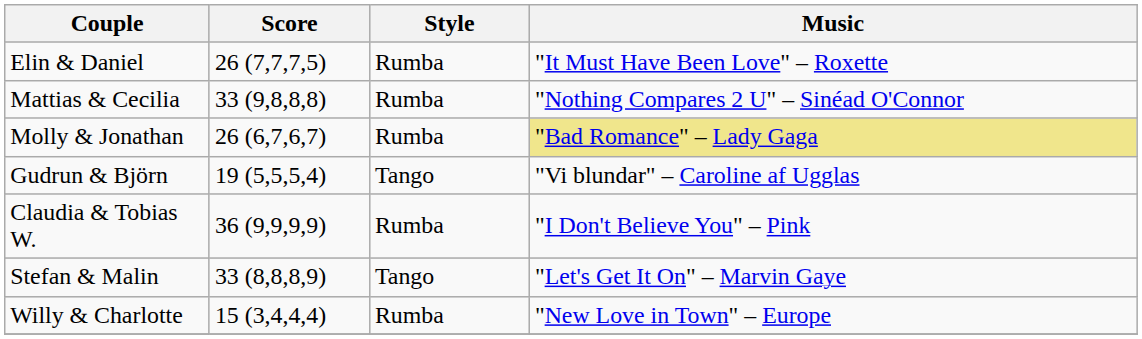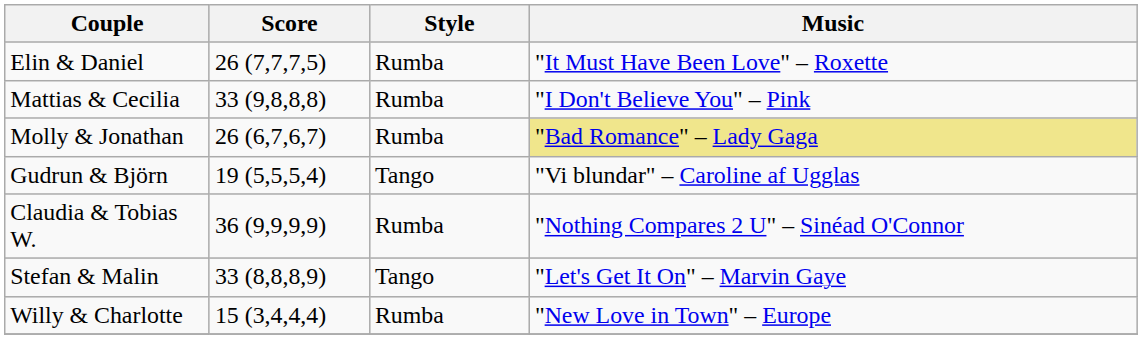(749, 99) "Nothing Compares 2 U" – Sinéad O'Connor -> (673, 99) "I Don't Believe You" – Pink
(673, 225) "I Don't Believe You" – Pink -> (749, 225) "Nothing Compares 2 U" – Sinéad O'Connor
